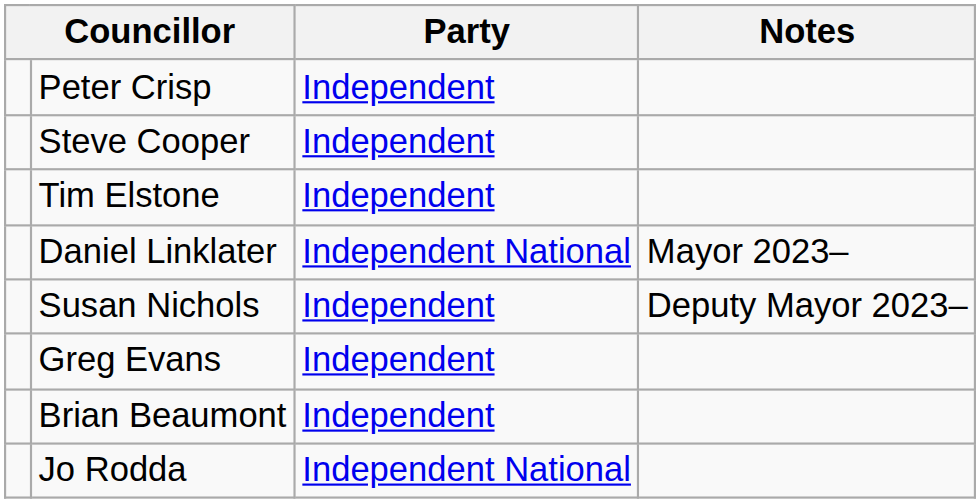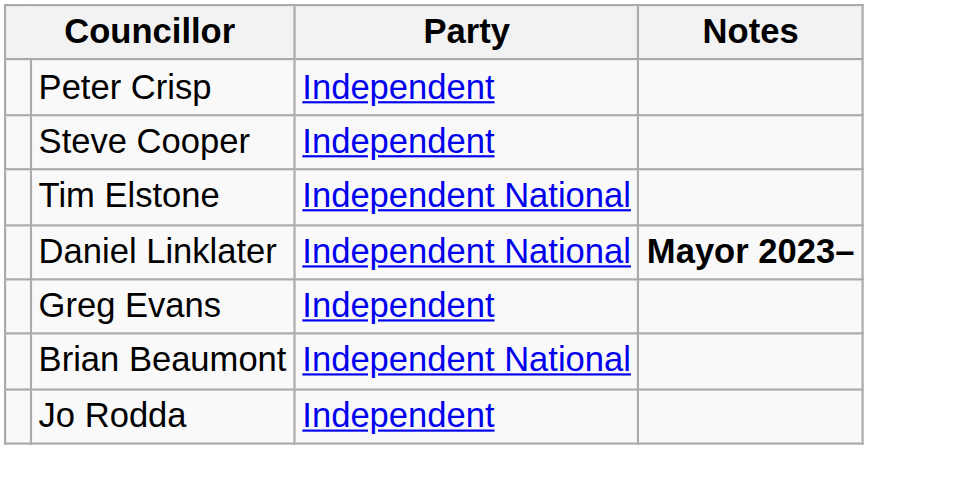(398, 196) Independent -> (467, 196) Independent National
(748, 251) normal -> (751, 251) bold
- row: (149, 305)
(398, 415) Independent -> (467, 360) Independent National
(467, 470) Independent National -> (398, 415) Independent
